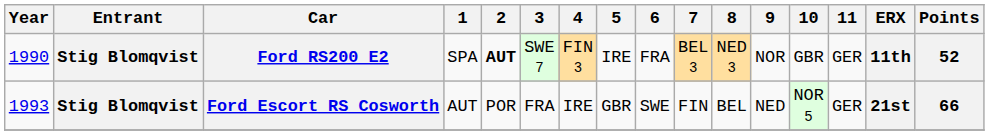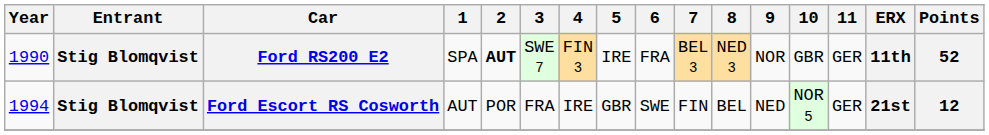(29, 105) 1993 -> (29, 105) 1994
(949, 105) 66 -> (949, 105) 12
